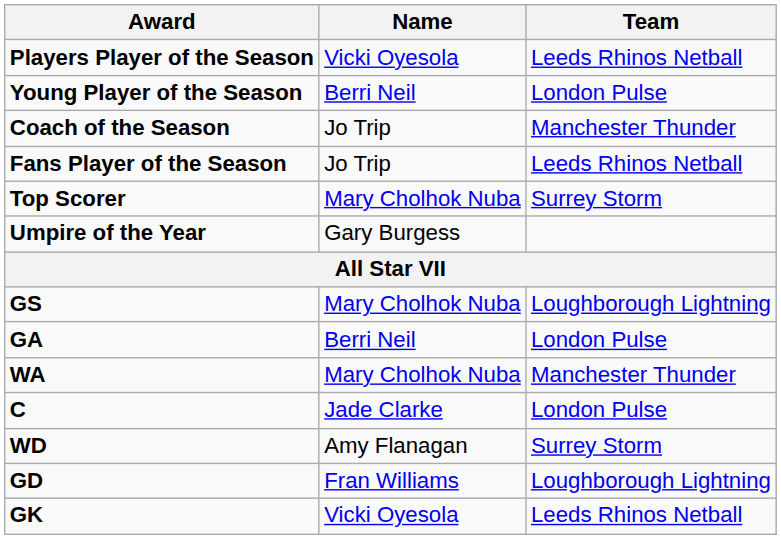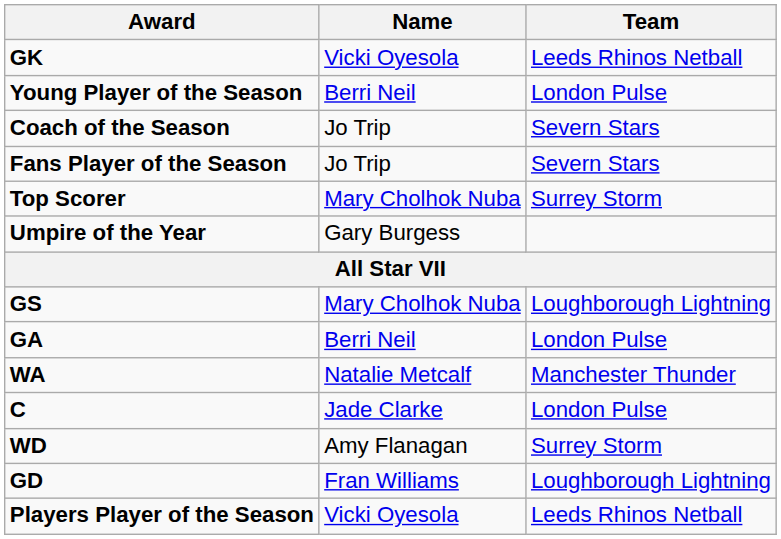rows swapped: (162, 57) <-> (27, 515)
(633, 127) Manchester Thunder -> (595, 127) Severn Stars
(637, 163) Leeds Rhinos Netball -> (595, 163) Severn Stars
(422, 374) Mary Cholhok Nuba -> (398, 374) Natalie Metcalf
